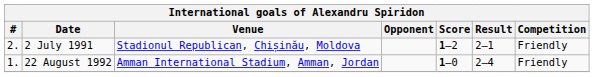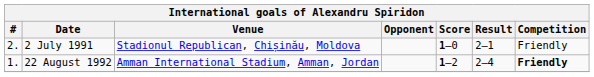(448, 47) 1–2 -> (448, 47) 1–0
(448, 63) 1–0 -> (448, 63) 1–2
(543, 63) normal -> (543, 63) bold
